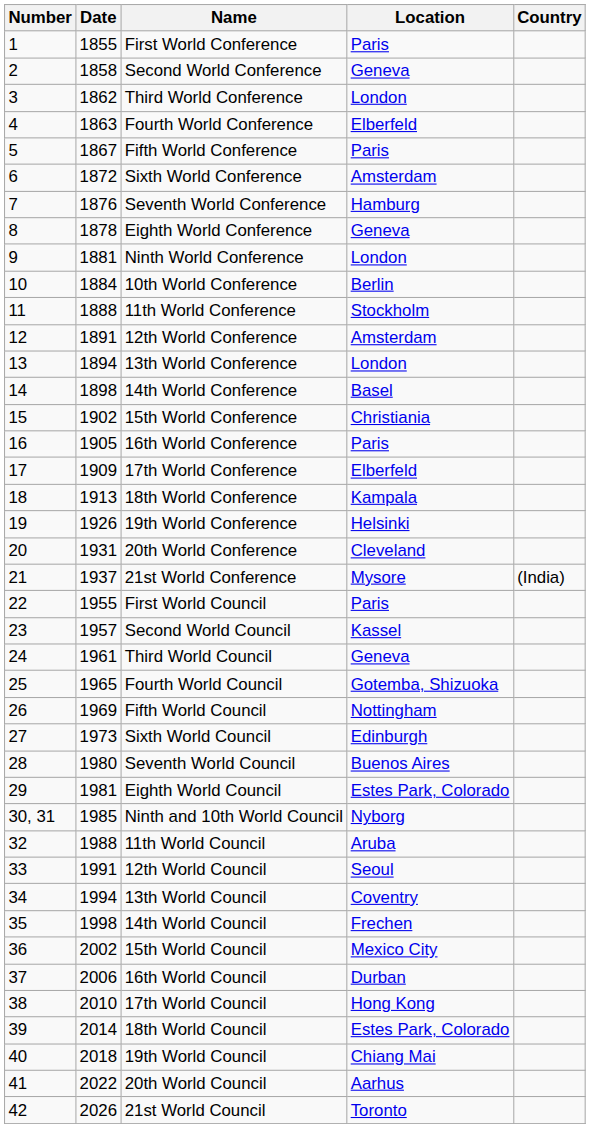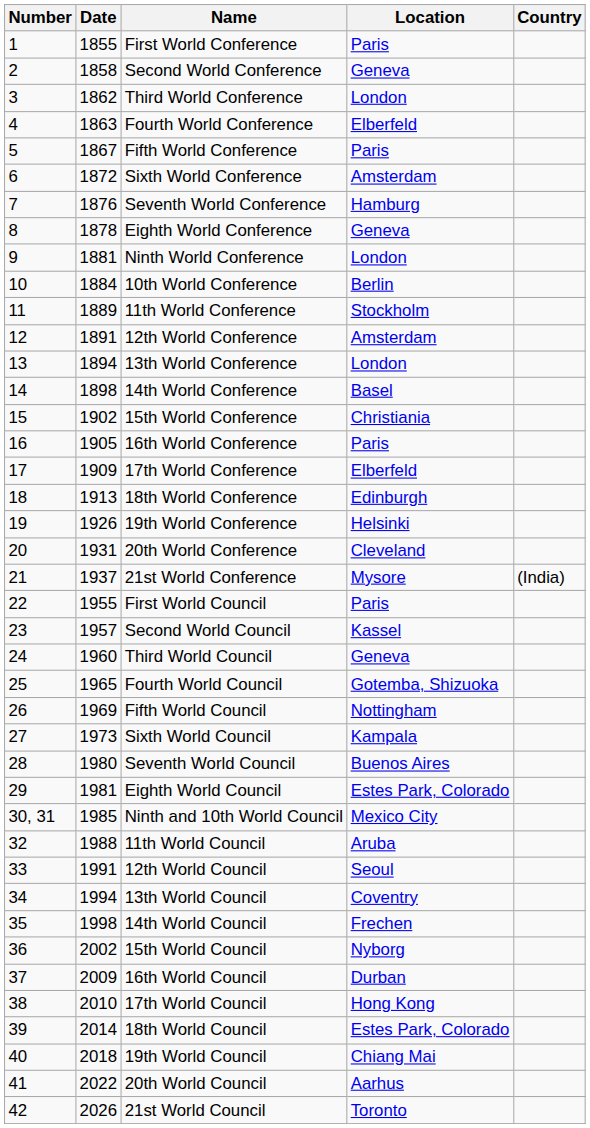(98, 310) 1888 -> (98, 310) 1889
(384, 497) Kampala -> (389, 497) Edinburgh
(98, 657) 1961 -> (98, 657) 1960
(389, 737) Edinburgh -> (384, 737) Kampala
(378, 817) Nyborg -> (394, 817) Mexico City
(394, 950) Mexico City -> (378, 950) Nyborg
(98, 976) 2006 -> (98, 976) 2009
